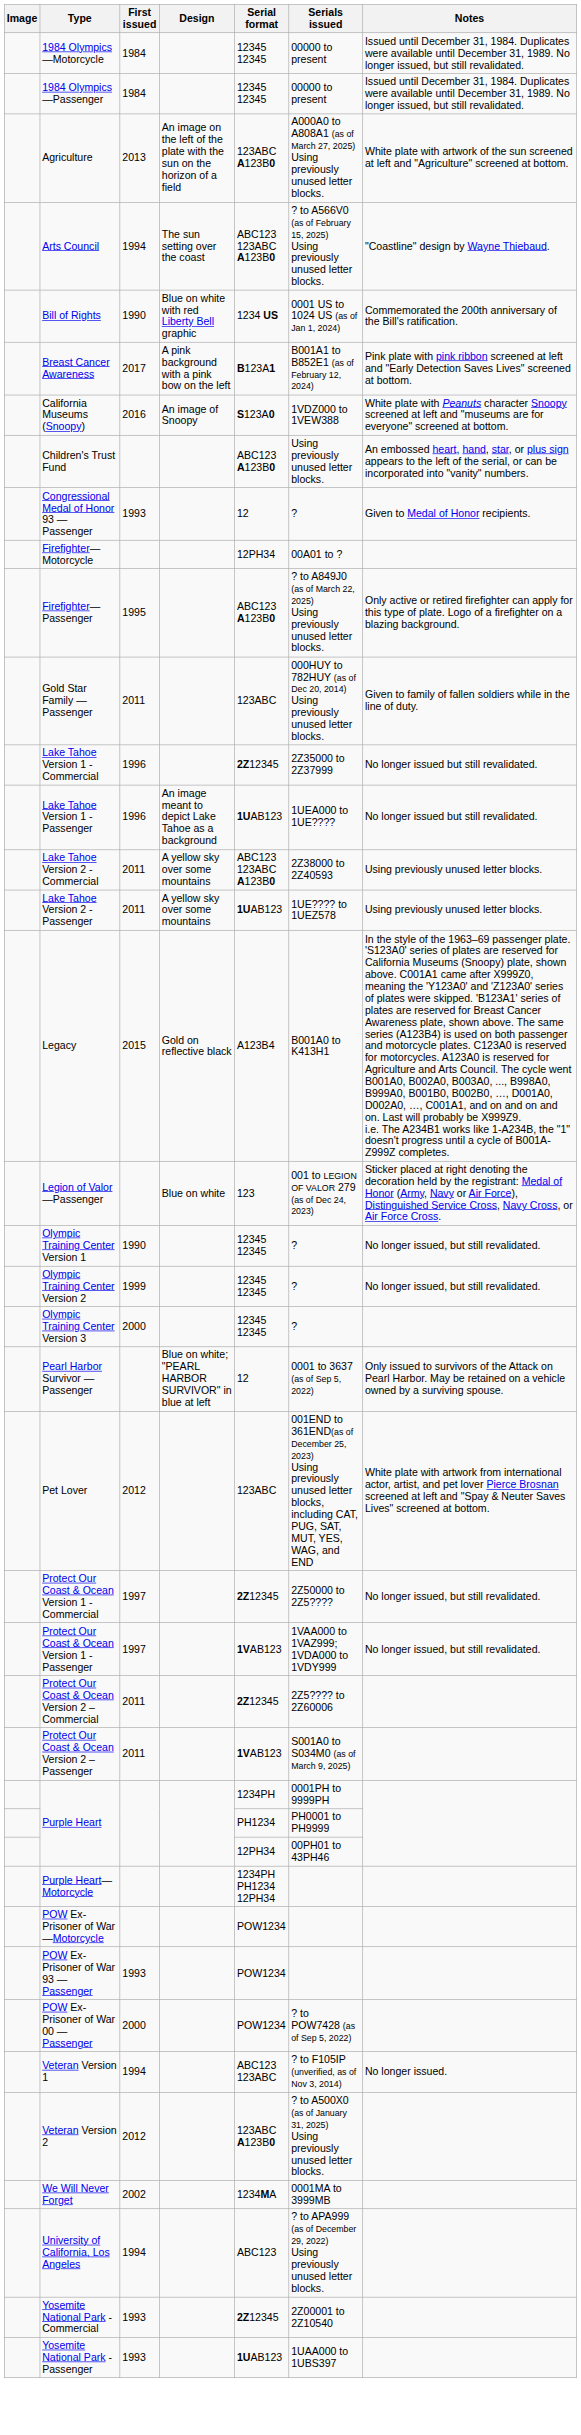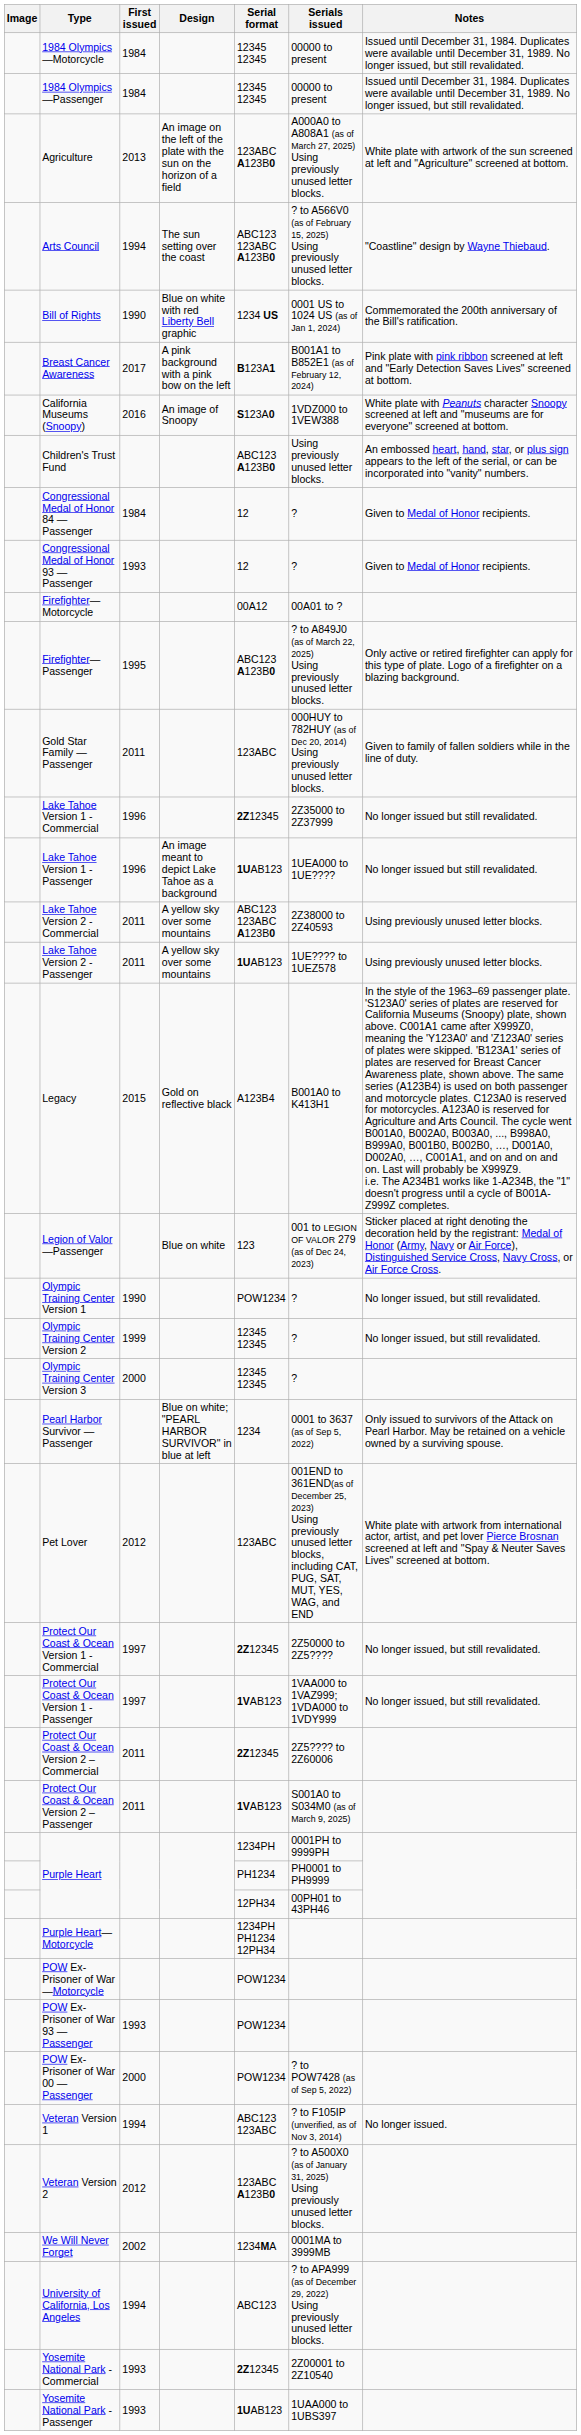+ row: (78, 514)
(256, 554) 12PH34 -> (252, 606) 00A12
(252, 1245) 12345 12345 -> (261, 1298) POW1234
(243, 1379) 12 -> (249, 1431) 1234
